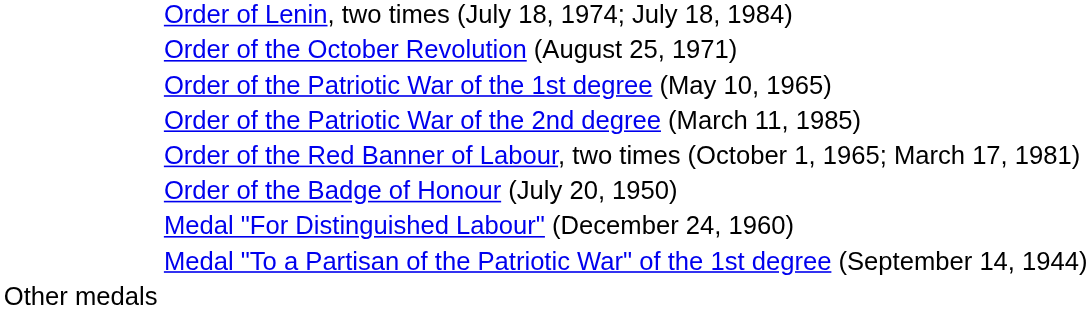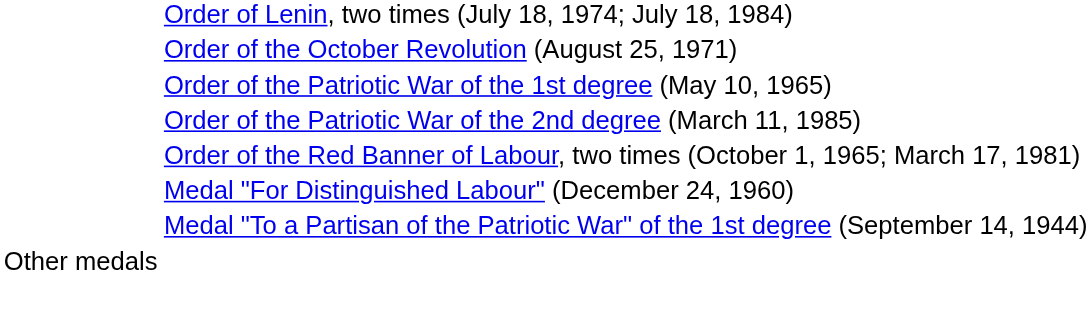- row: (421, 190)
